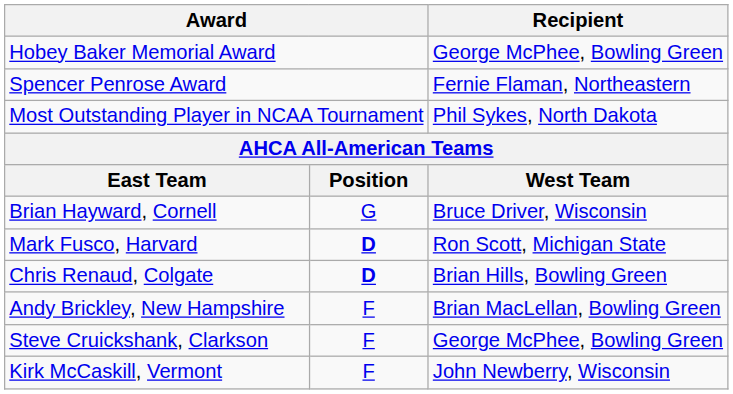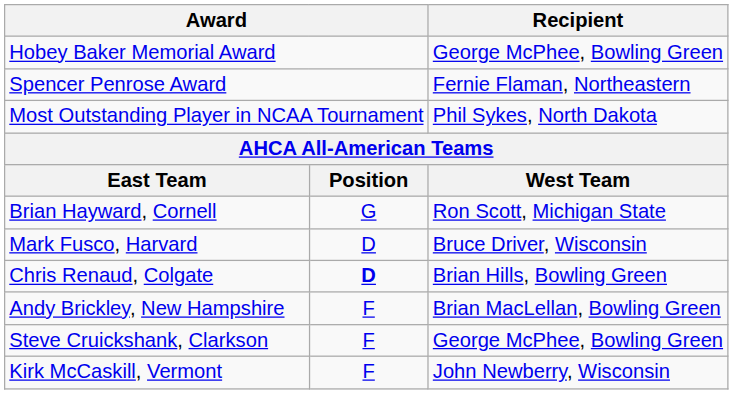(540, 212) Bruce Driver, Wisconsin -> (549, 212) Ron Scott, Michigan State
(369, 244) bold -> (369, 244) normal
(549, 244) Ron Scott, Michigan State -> (540, 244) Bruce Driver, Wisconsin
